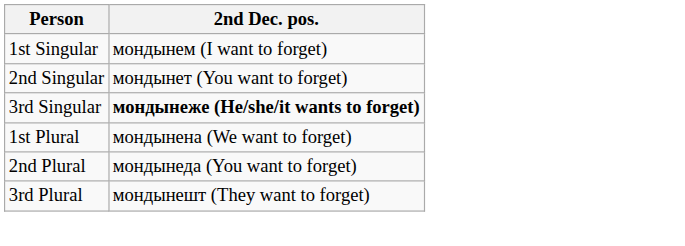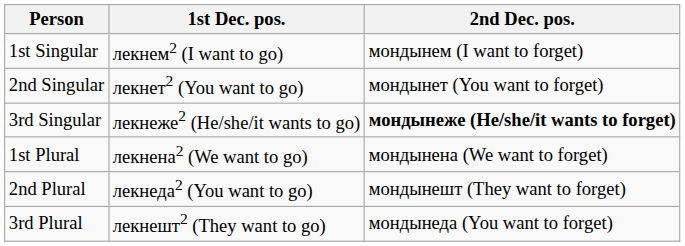+ column: (237, 19)
(235, 166) мондынеда (You want to forget) -> (497, 188) мондынешт (They want to forget)
(241, 195) мондынешт (They want to forget) -> (491, 223) мондынеда (You want to forget)
